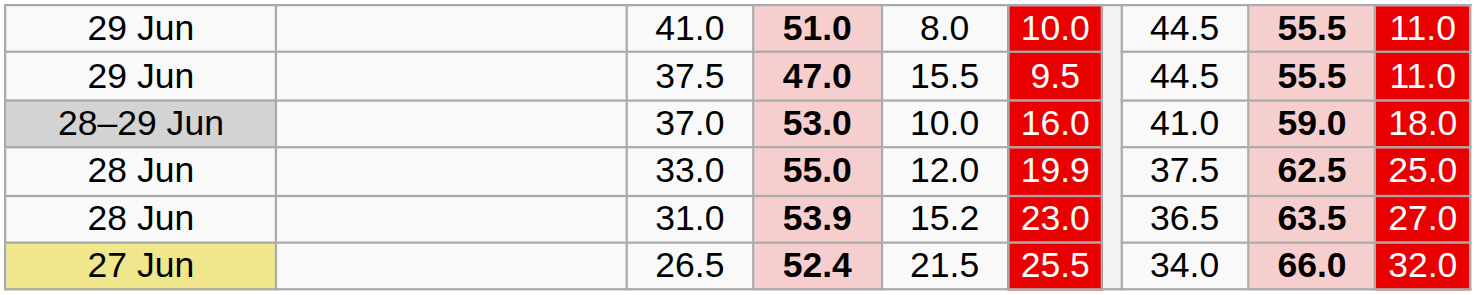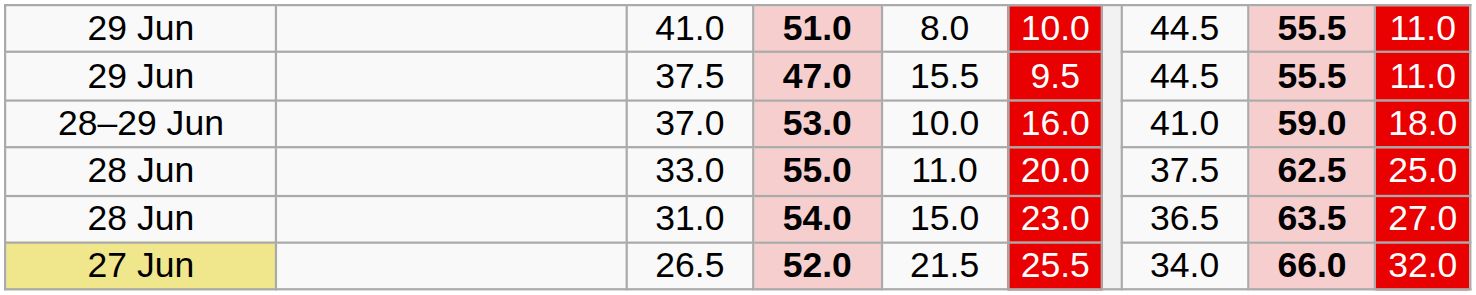(141, 123) lightgrey background -> (141, 123) no background
(945, 170) 12.0 -> (945, 170) 11.0
(1055, 170) 19.9 -> (1055, 170) 20.0
(817, 218) 53.9 -> (817, 218) 54.0
(945, 218) 15.2 -> (945, 218) 15.0
(817, 265) 52.4 -> (817, 265) 52.0
